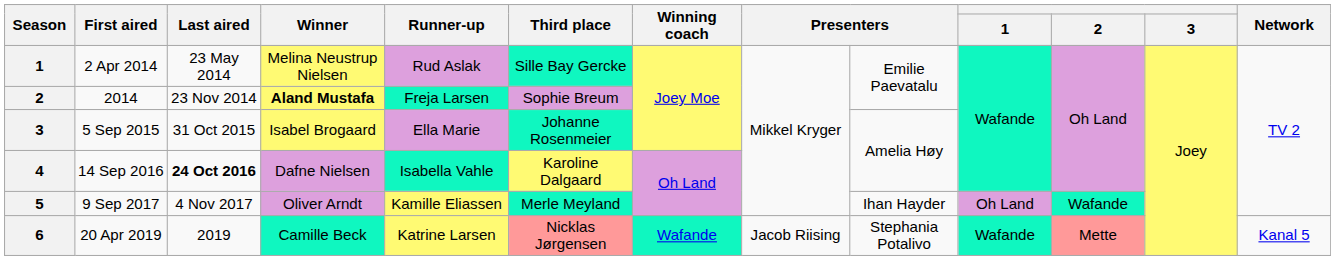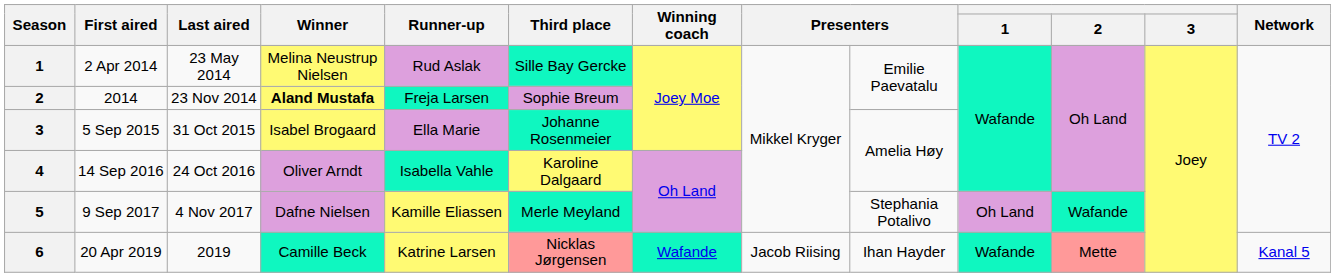(214, 171) bold -> (214, 171) normal
(322, 171) Dafne Nielsen -> (322, 171) Oliver Arndt
(322, 203) Oliver Arndt -> (322, 212) Dafne Nielsen
(904, 203) Ihan Hayder -> (904, 212) Stephania Potalivo
(904, 236) Stephania Potalivo -> (904, 253) Ihan Hayder
